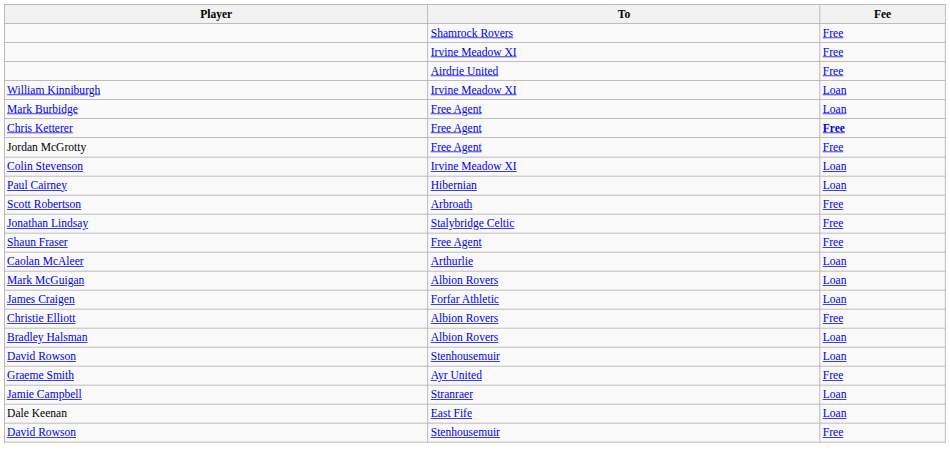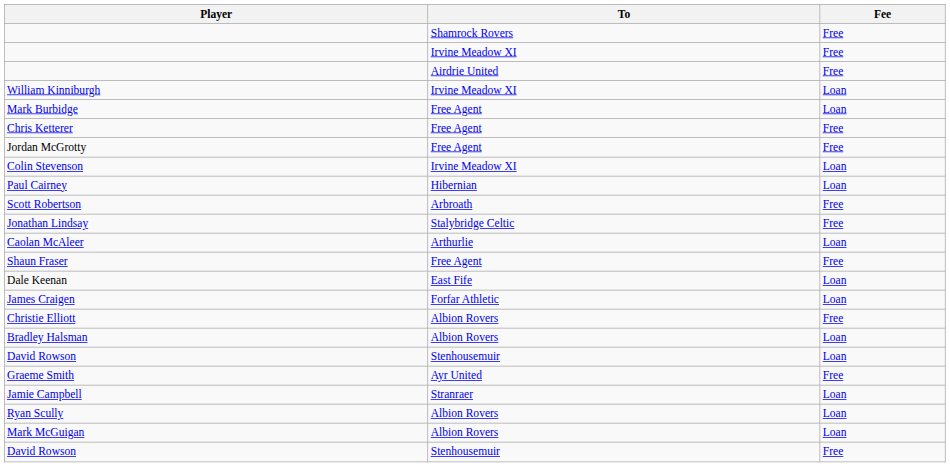(834, 128) bold -> (833, 128) normal
rows swapped: (37, 242) <-> (45, 261)
rows swapped: (46, 280) <-> (37, 414)
+ row: (35, 414)
